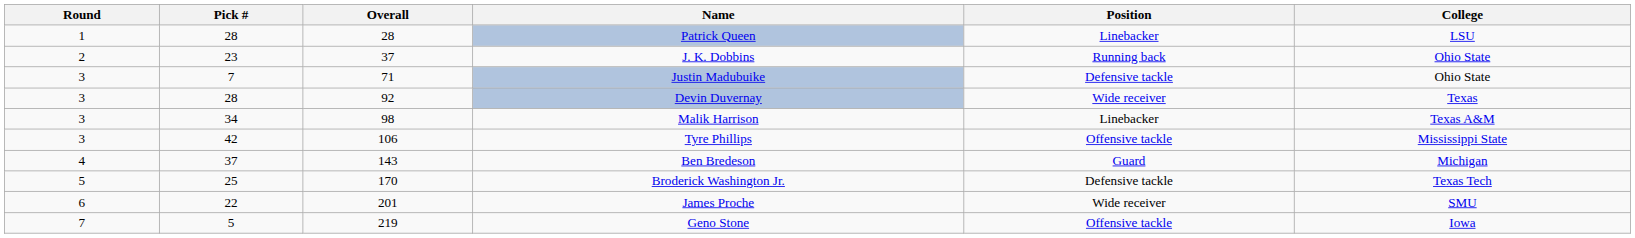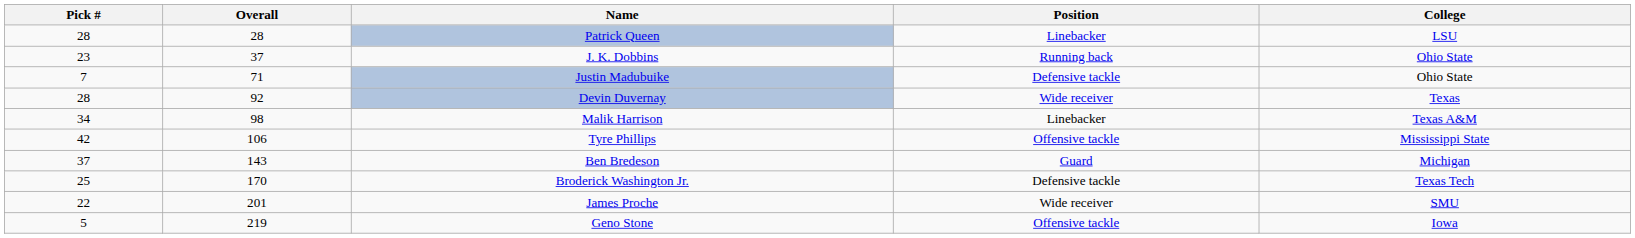- column: (82, 14)
